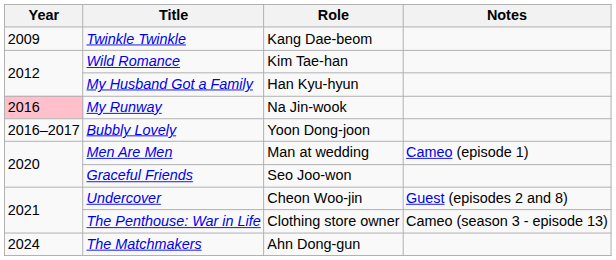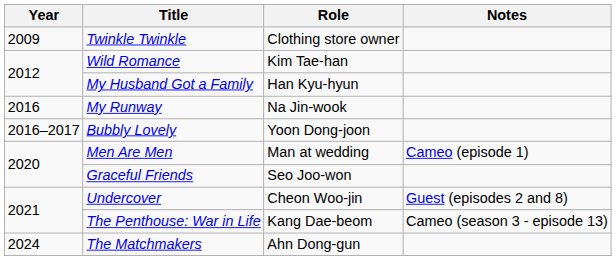(320, 38) Kang Dae-beom -> (333, 38) Clothing store owner
(24, 107) pink background -> (24, 107) no background
(333, 221) Clothing store owner -> (320, 221) Kang Dae-beom
